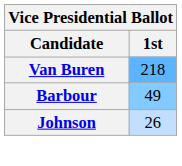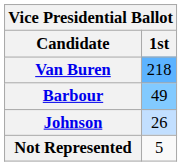+ row: (73, 148)
